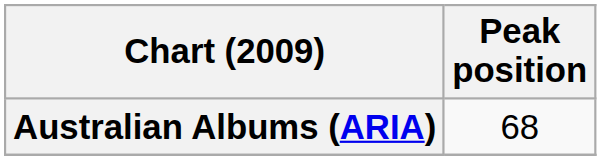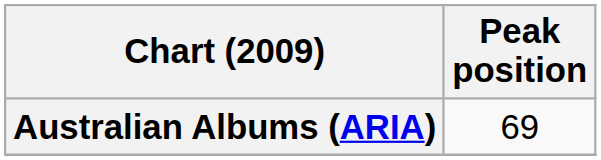(520, 126) 68 -> (520, 126) 69
